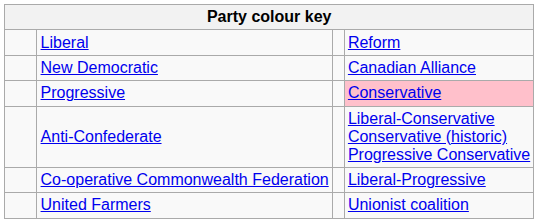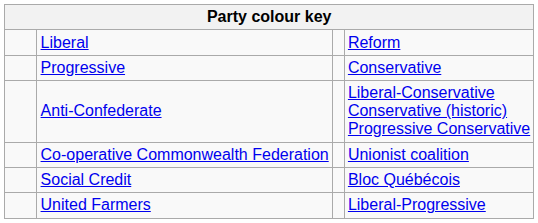- row: (99, 67)
(395, 93) pink background -> (395, 67) no background
(417, 180) Liberal-Progressive -> (408, 154) Unionist coalition
+ row: (86, 180)
(408, 205) Unionist coalition -> (417, 205) Liberal-Progressive
